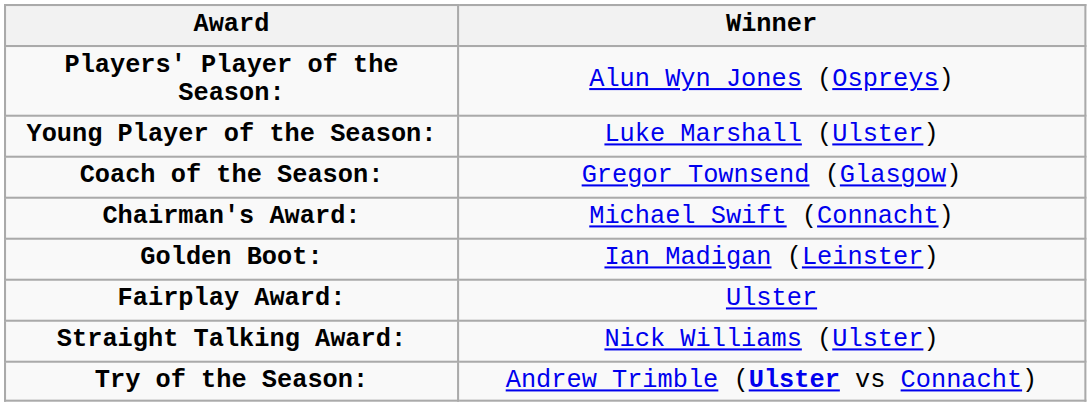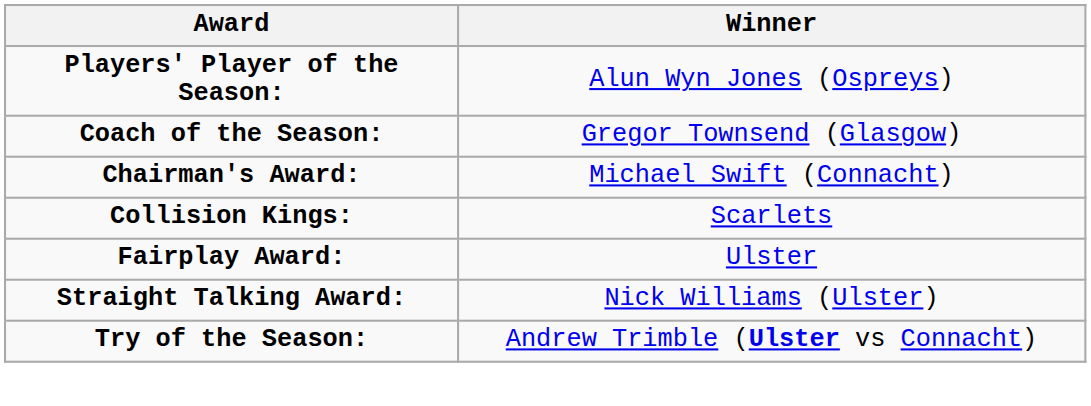- row: (231, 136)
- row: (231, 259)
+ row: (231, 218)
